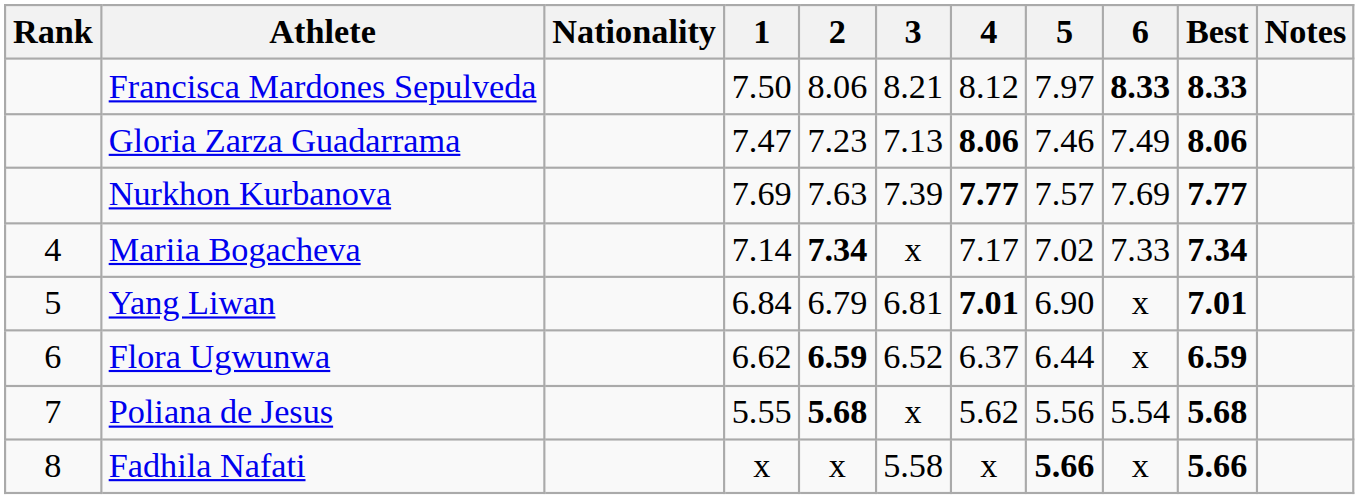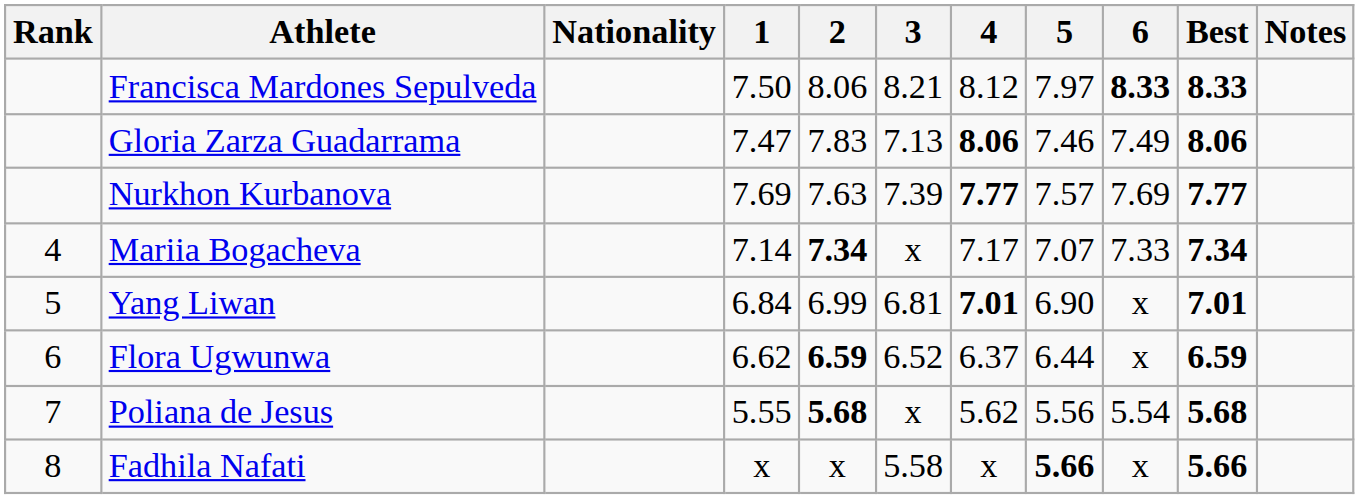(837, 140) 7.23 -> (837, 140) 7.83
(1065, 248) 7.02 -> (1065, 248) 7.07
(837, 303) 6.79 -> (837, 303) 6.99
